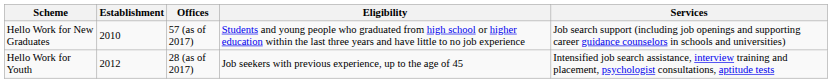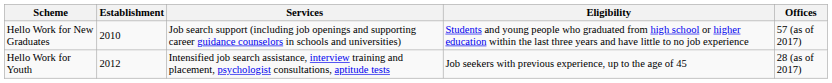columns swapped: (689, 12) <-> (193, 12)
